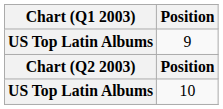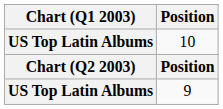rows swapped: (187, 41) <-> (187, 91)
